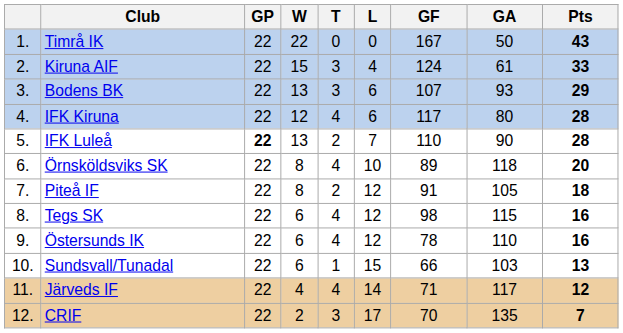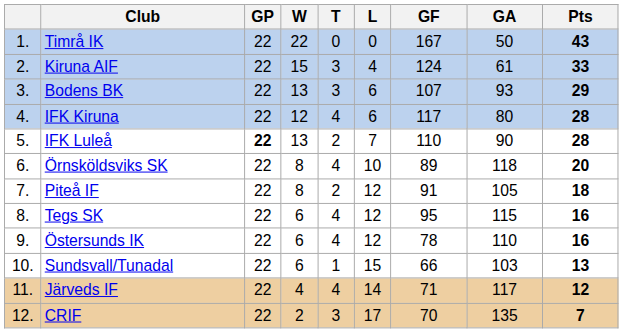(429, 215) 98 -> (429, 215) 95
